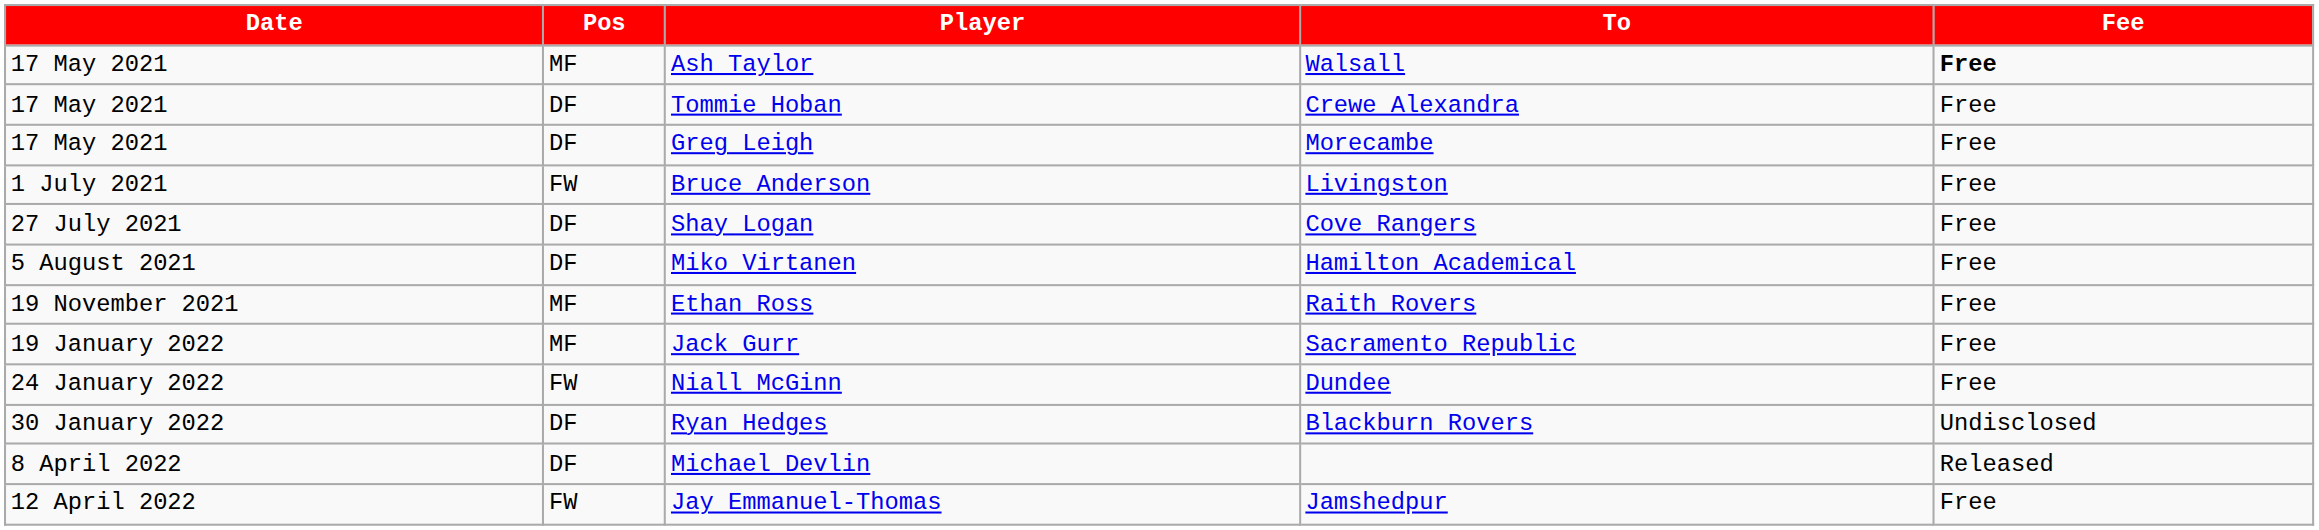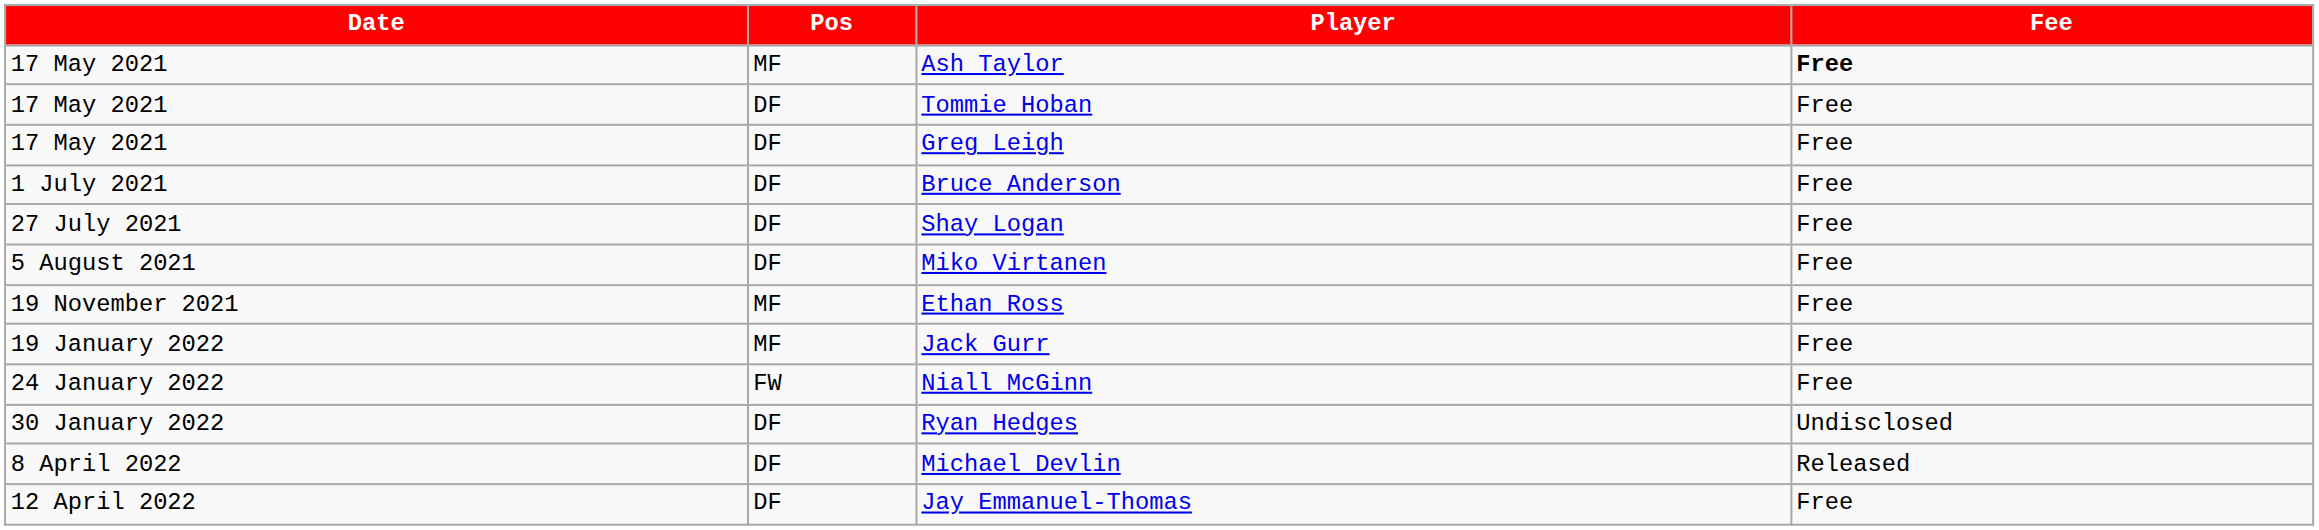- column: (1617, 25)
(563, 184) FW -> (767, 184) DF
(563, 503) FW -> (767, 503) DF
